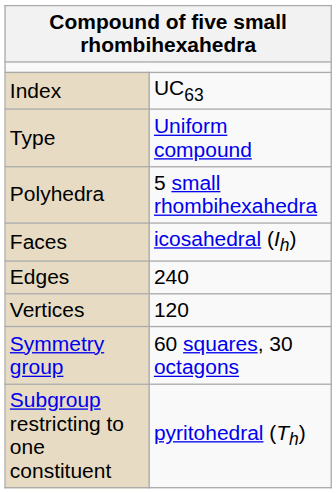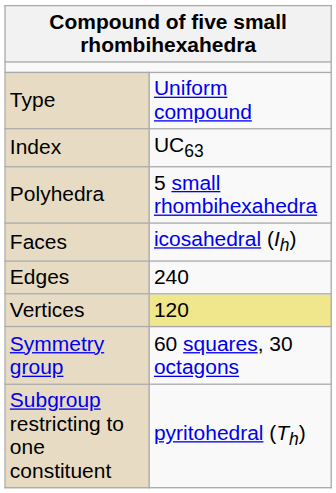rows swapped: (33, 137) <-> (36, 90)
(171, 310) no background -> (171, 310) khaki background
